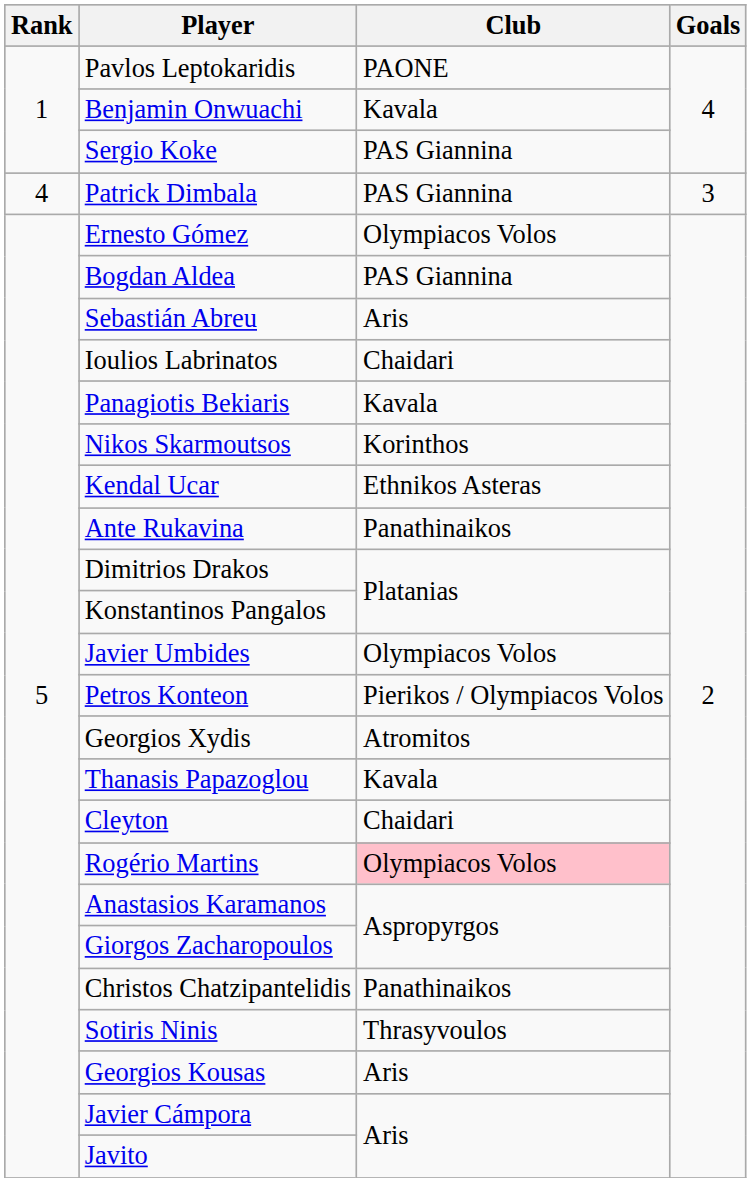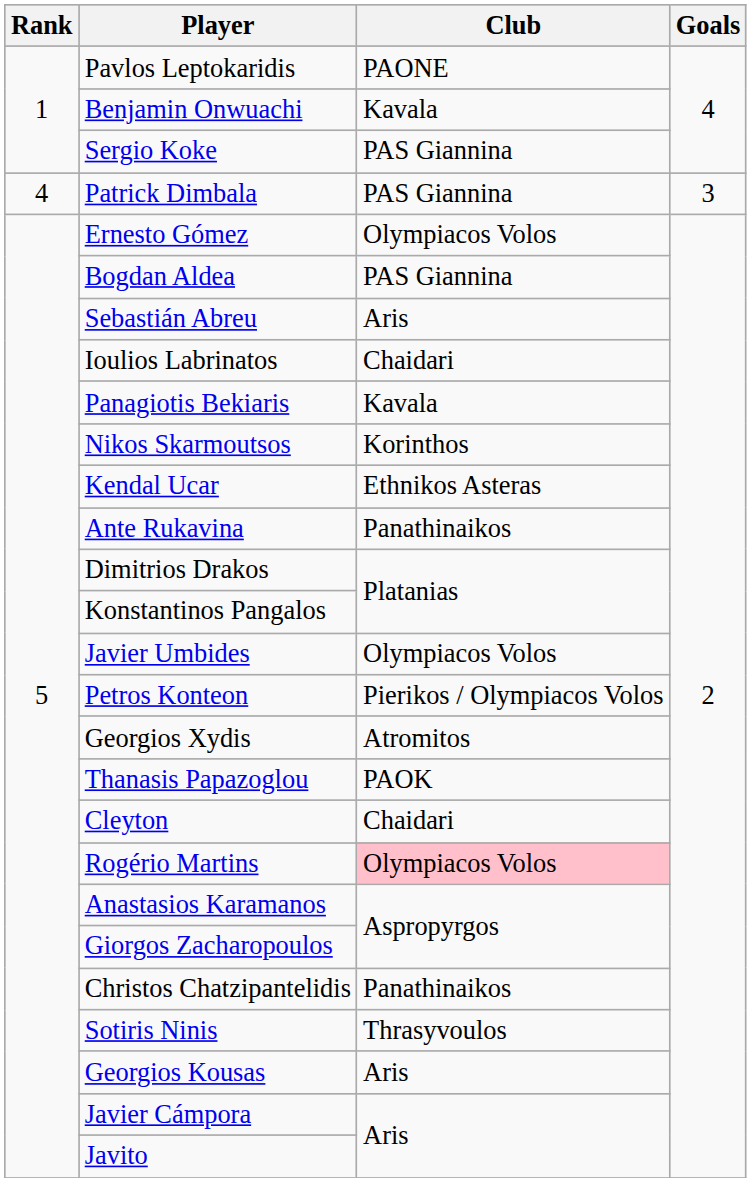(400, 779) Κavala -> (398, 779) PAOK
